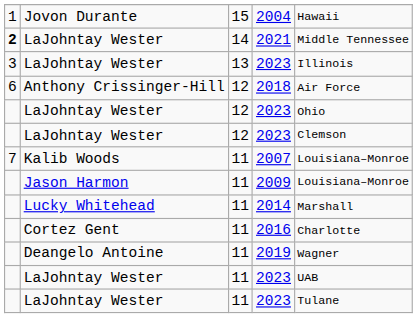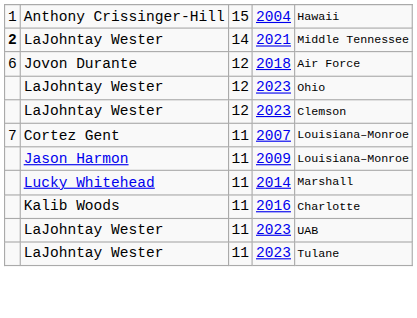(81, 16) Jovon Durante -> (124, 16) Anthony Crissinger-Hill
- row: (240, 64)
(124, 88) Anthony Crissinger-Hill -> (81, 64) Jovon Durante
(72, 159) Kalib Woods -> (72, 135) Cortez Gent
(72, 230) Cortez Gent -> (72, 206) Kalib Woods
- row: (240, 254)
